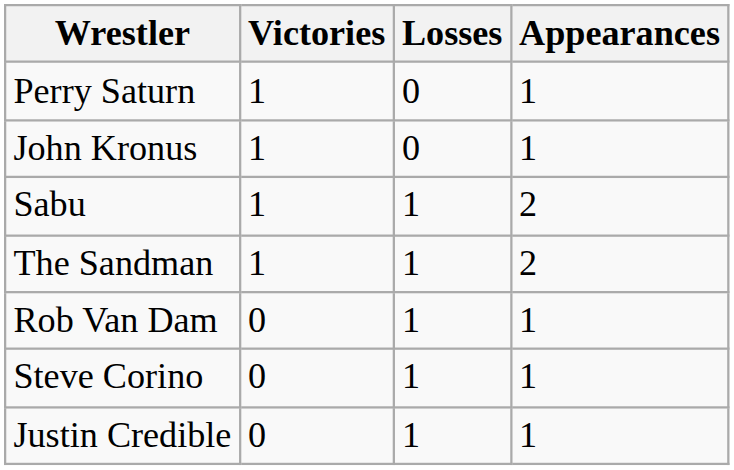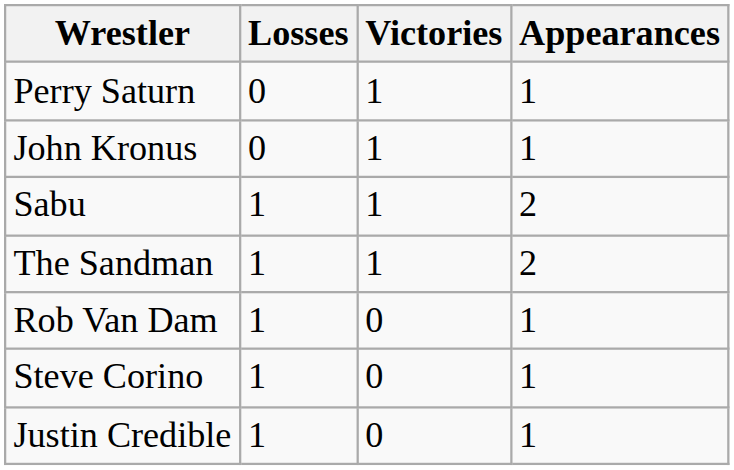columns swapped: (317, 33) <-> (452, 33)
